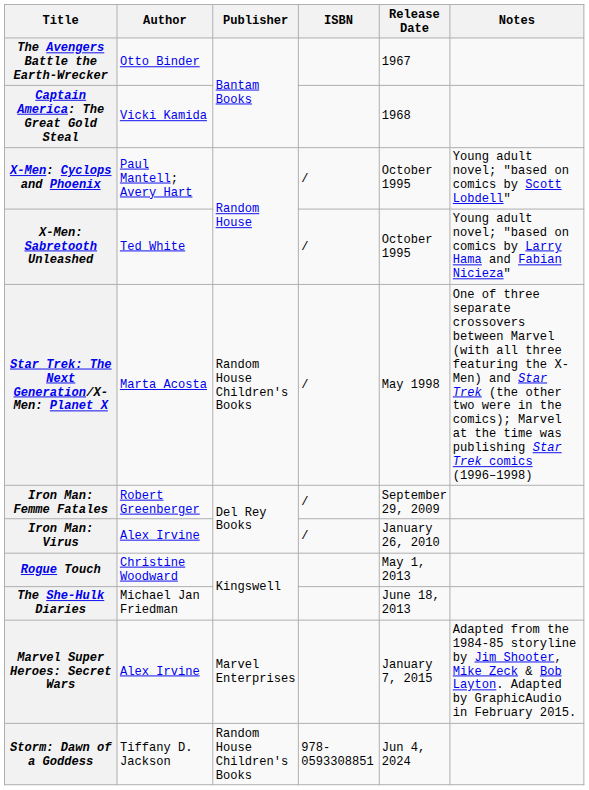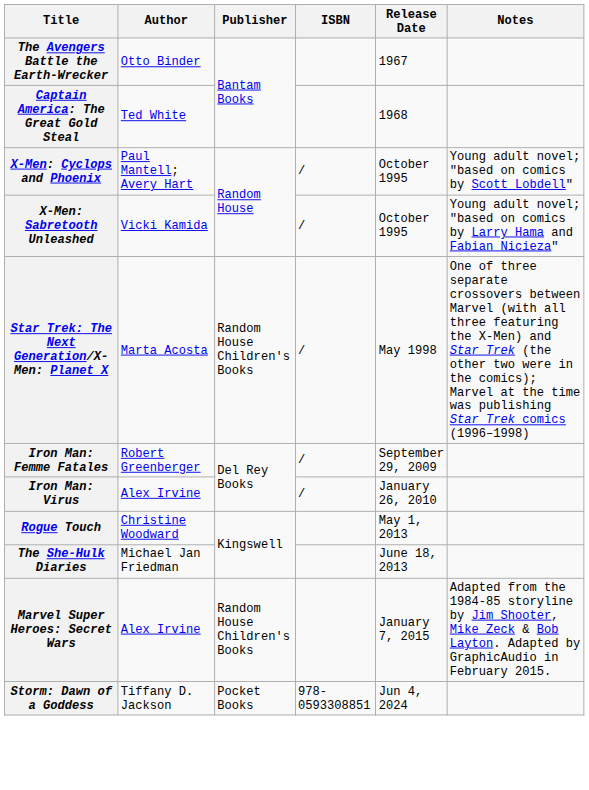(163, 117) Vicki Kamida -> (153, 117) Ted White
(153, 247) Ted White -> (164, 226) Vicki Kamida
(256, 672) Marvel Enterprises -> (254, 630) Random House Children's Books
(252, 754) Random House Children's Books -> (239, 698) Pocket Books
